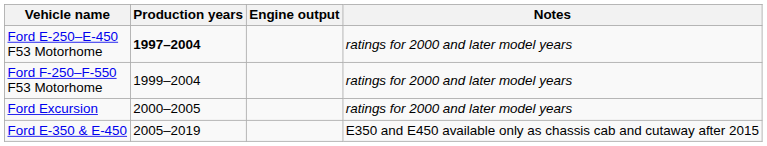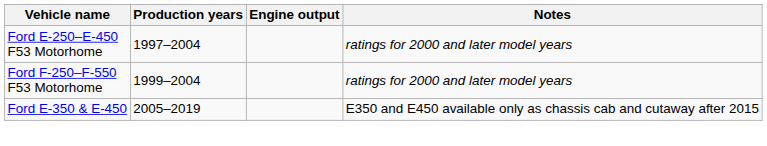(167, 44) bold -> (167, 44) normal
- row: (53, 109)
